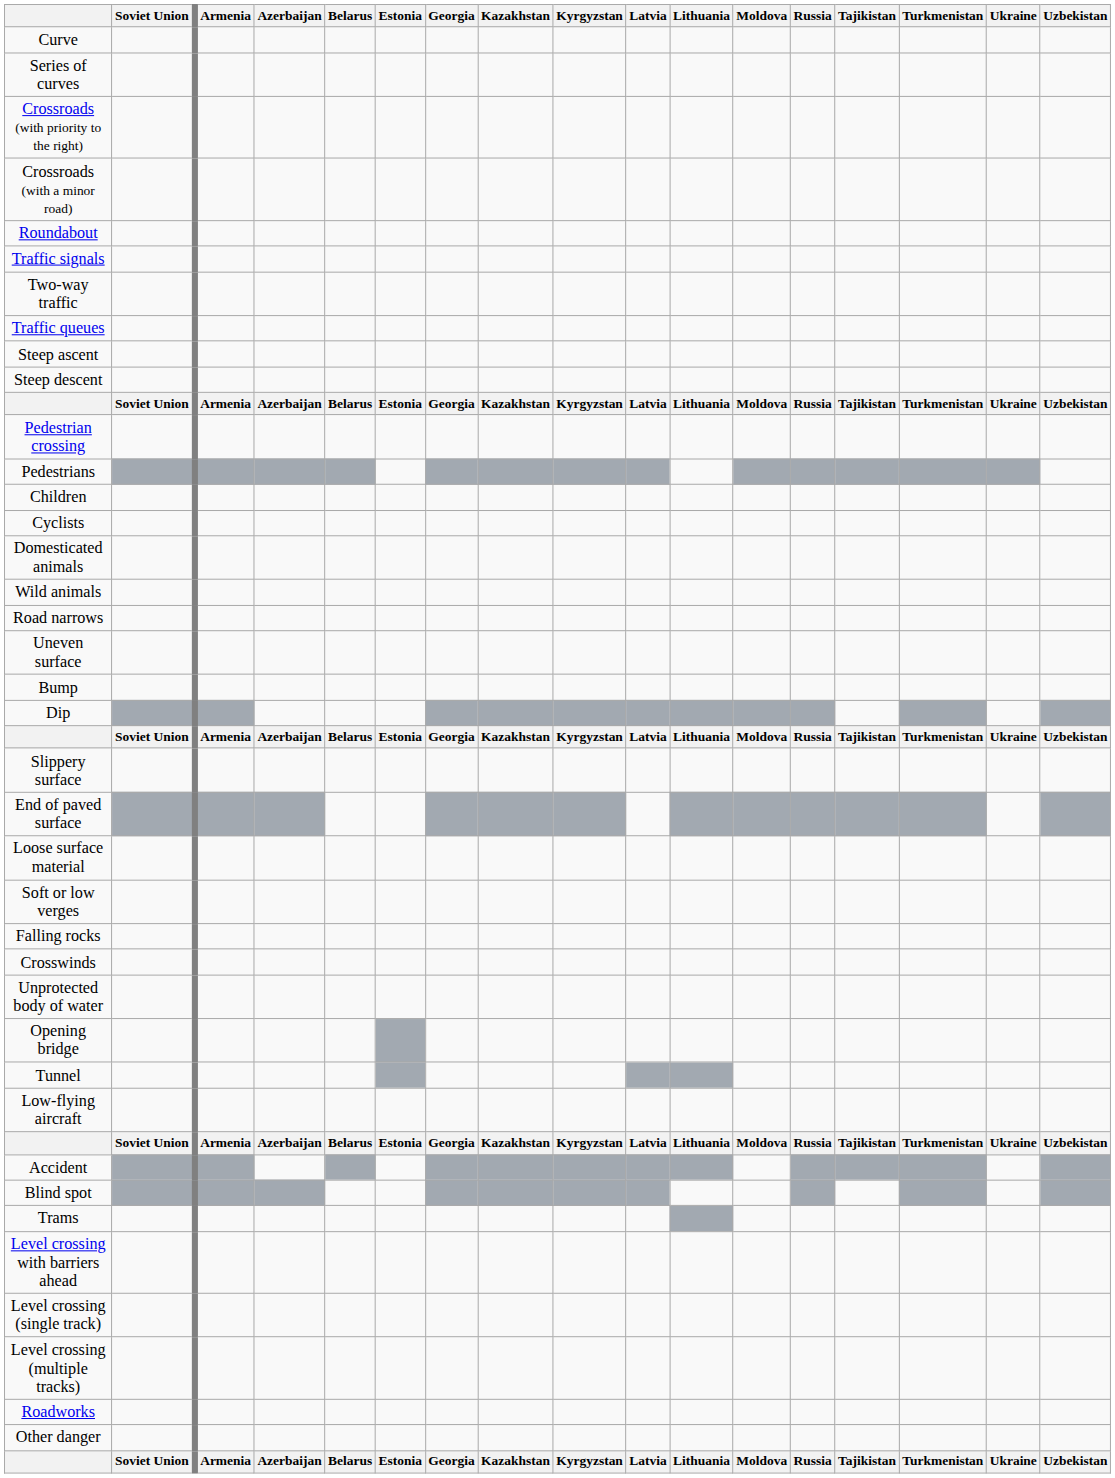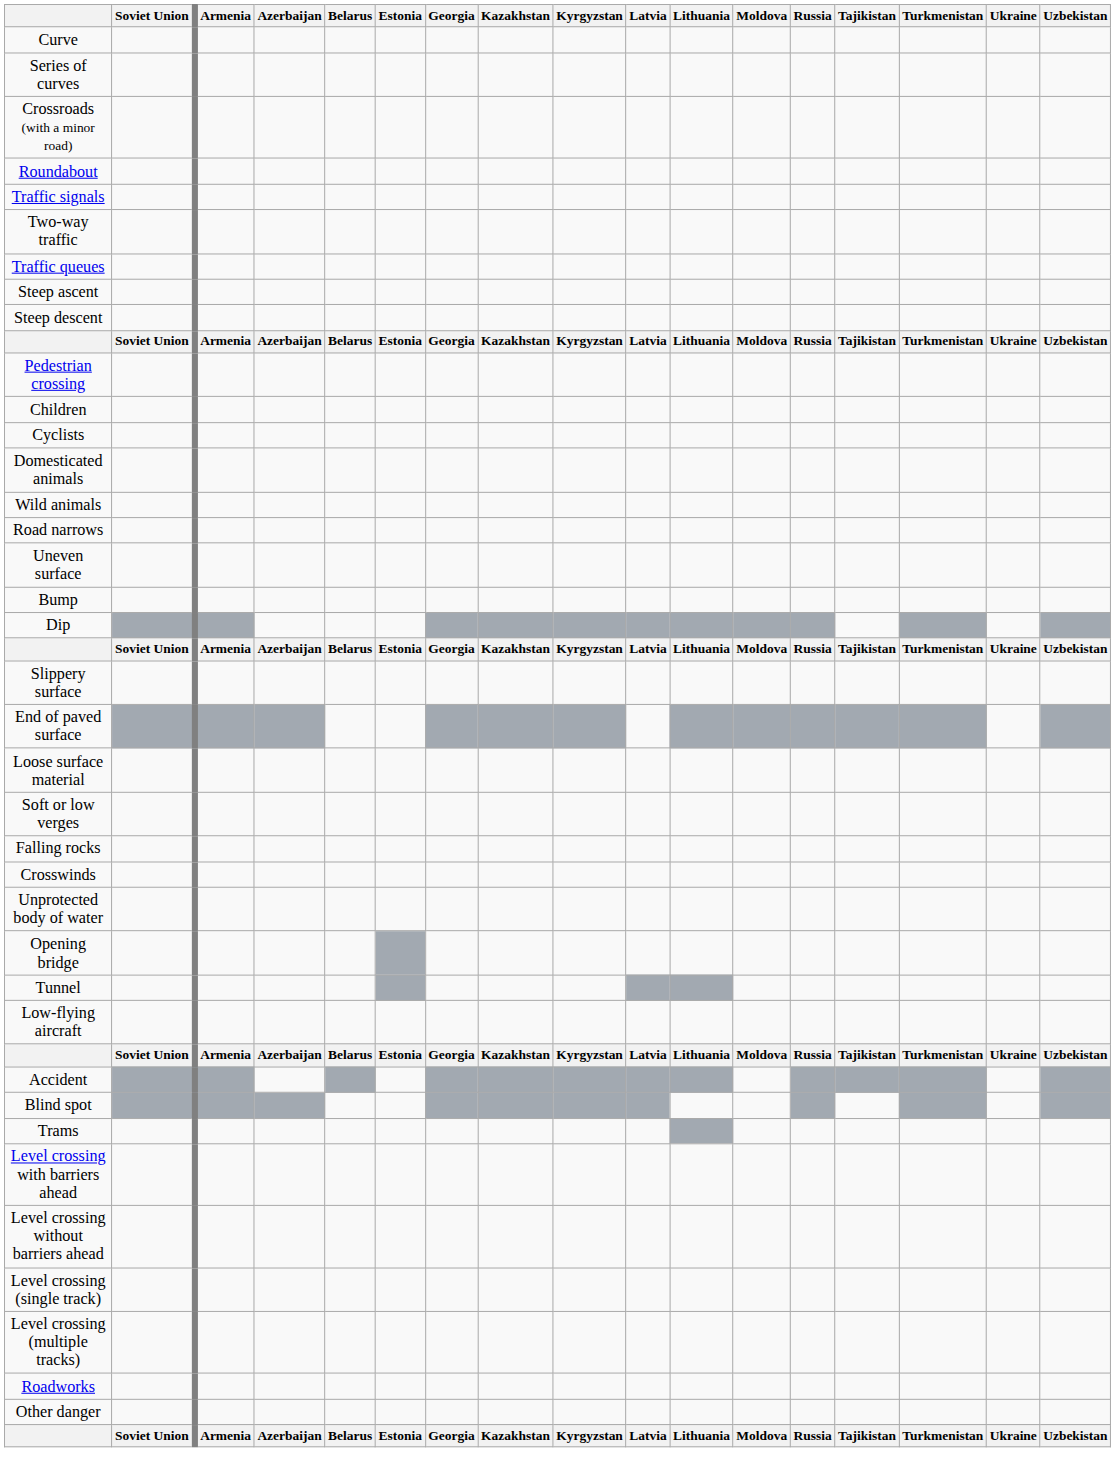- row: (58, 127)
- row: (58, 471)
+ row: (58, 1236)
